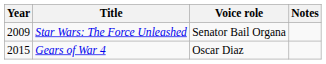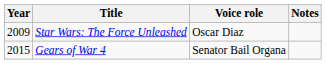(239, 31) Senator Bail Organa -> (218, 31) Oscar Diaz
(218, 50) Oscar Diaz -> (239, 50) Senator Bail Organa
